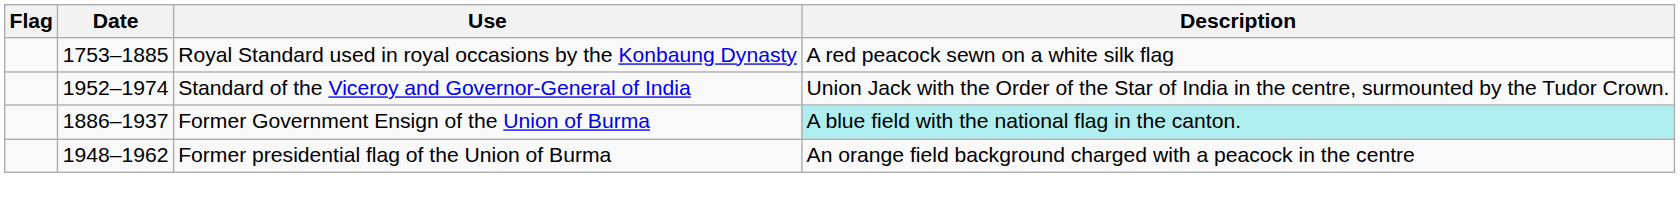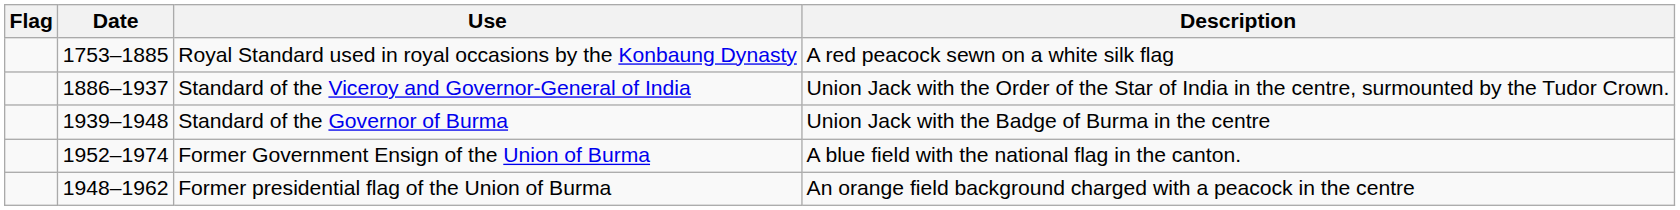(116, 88) 1952–1974 -> (116, 88) 1886–1937
+ row: (343, 121)
(116, 121) 1886–1937 -> (116, 155) 1952–1974
(1024, 121) paleturquoise background -> (1024, 155) no background
